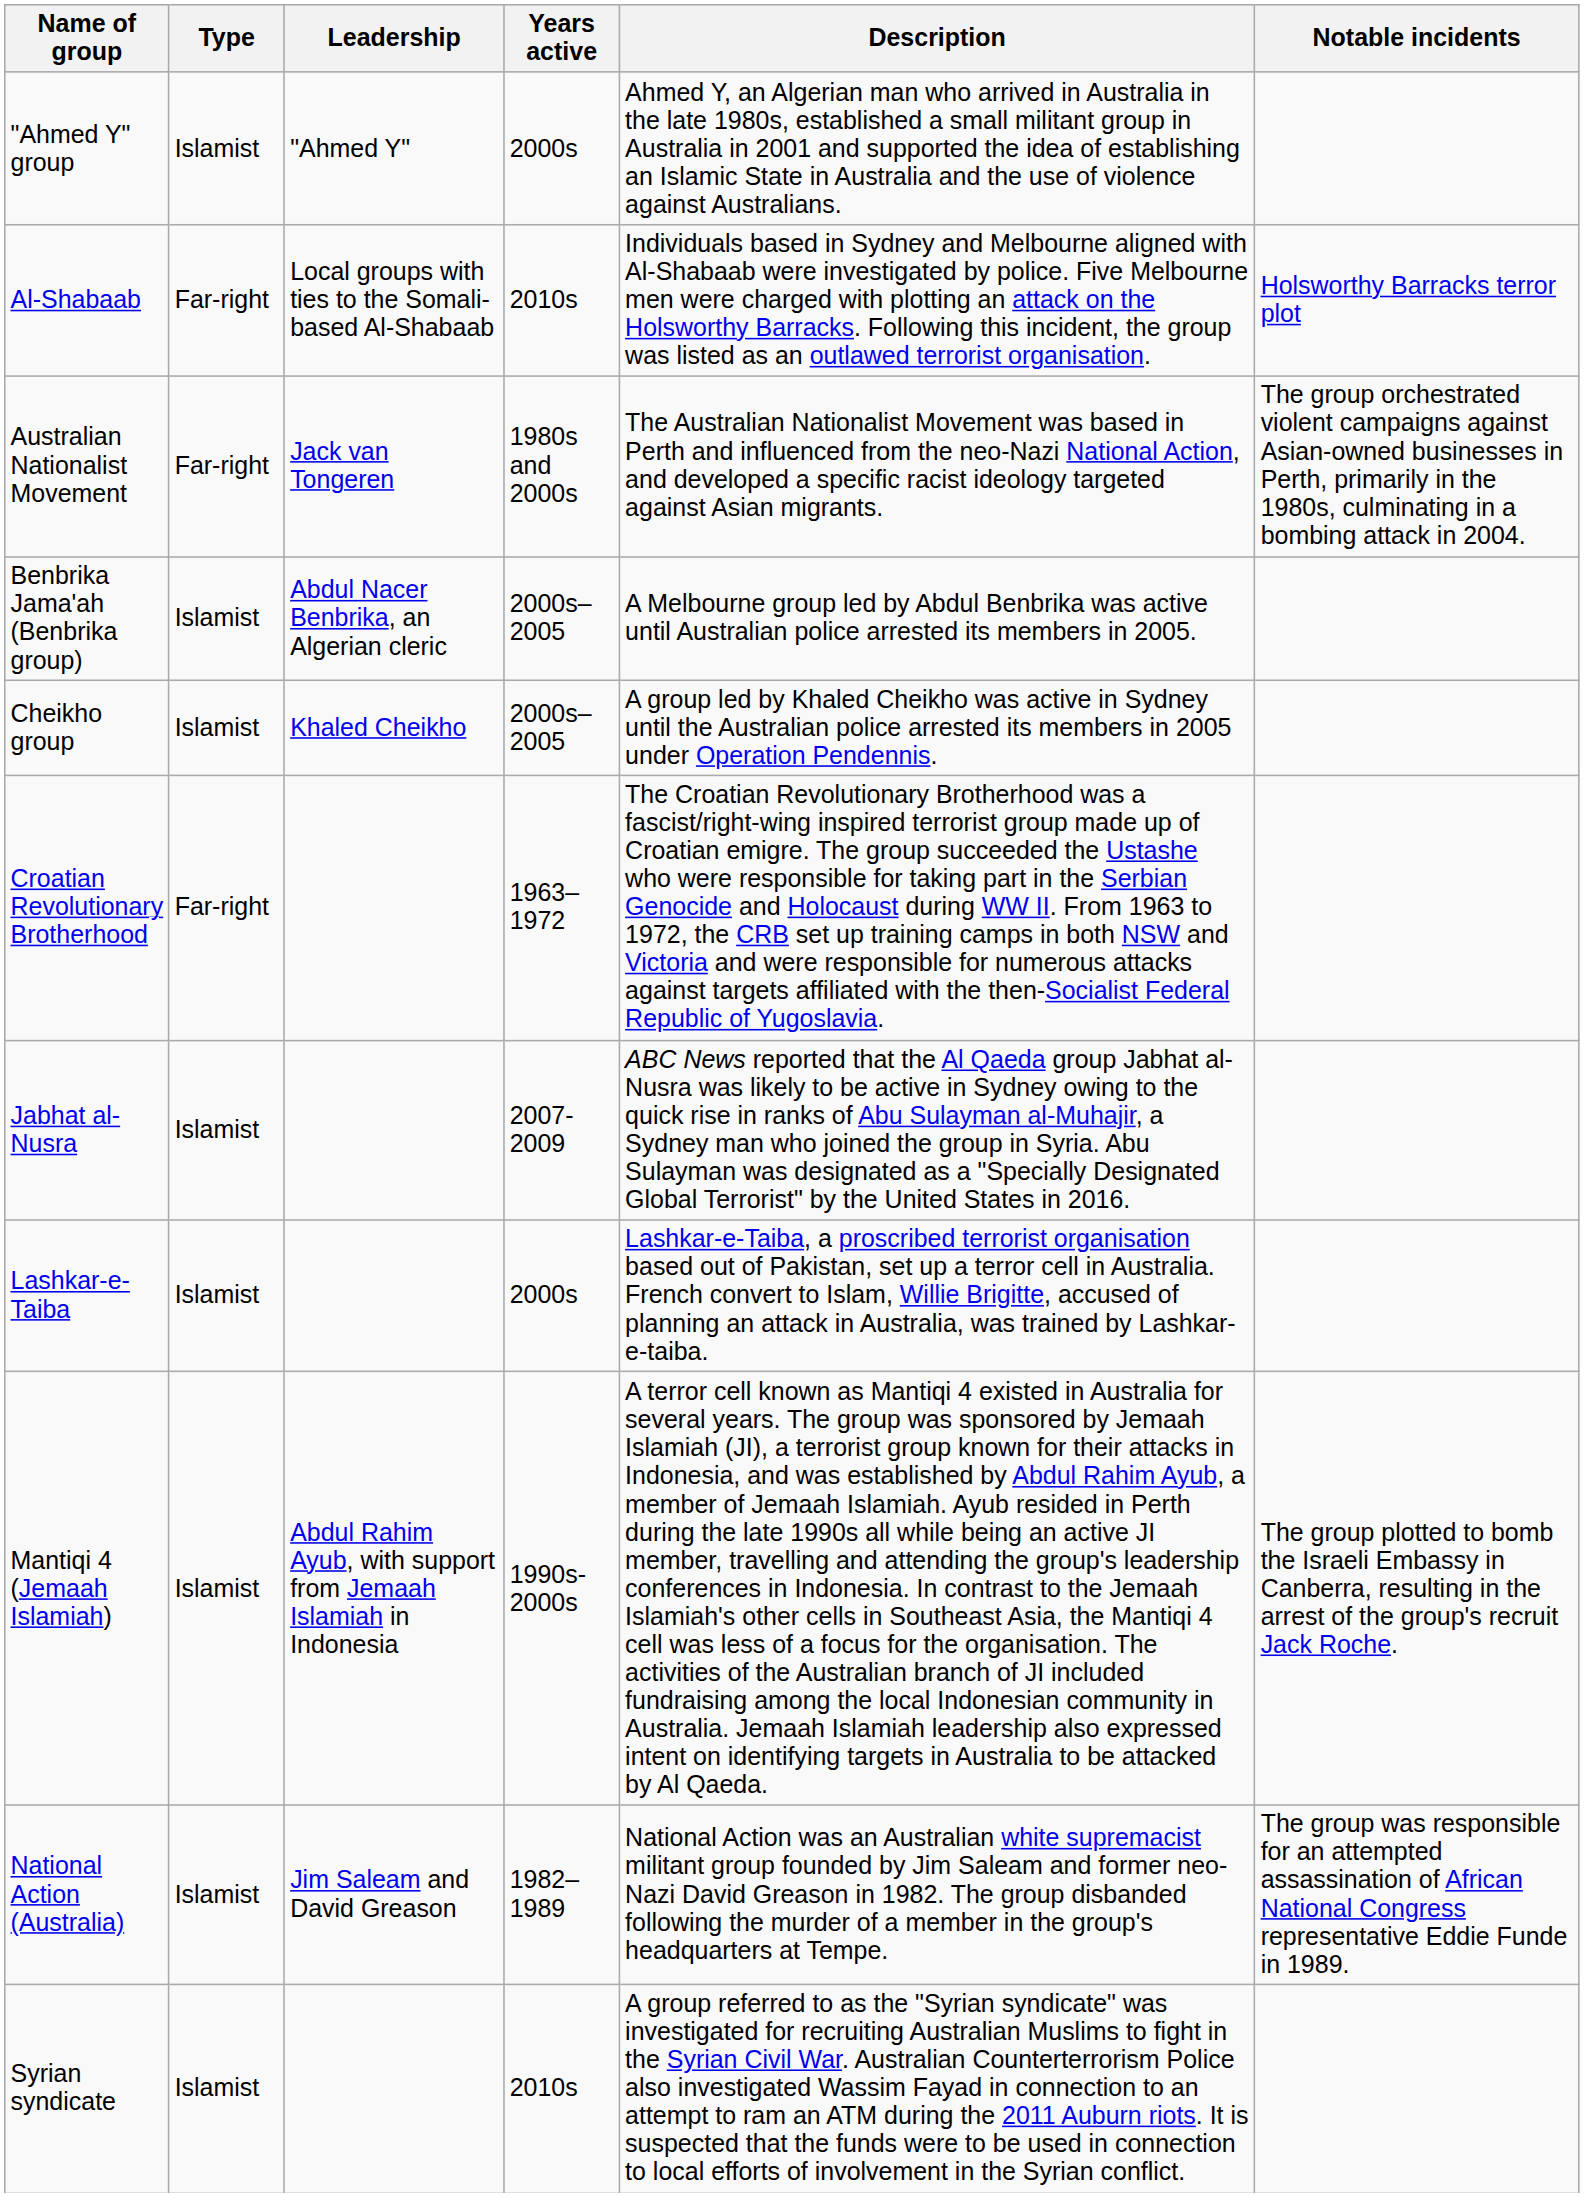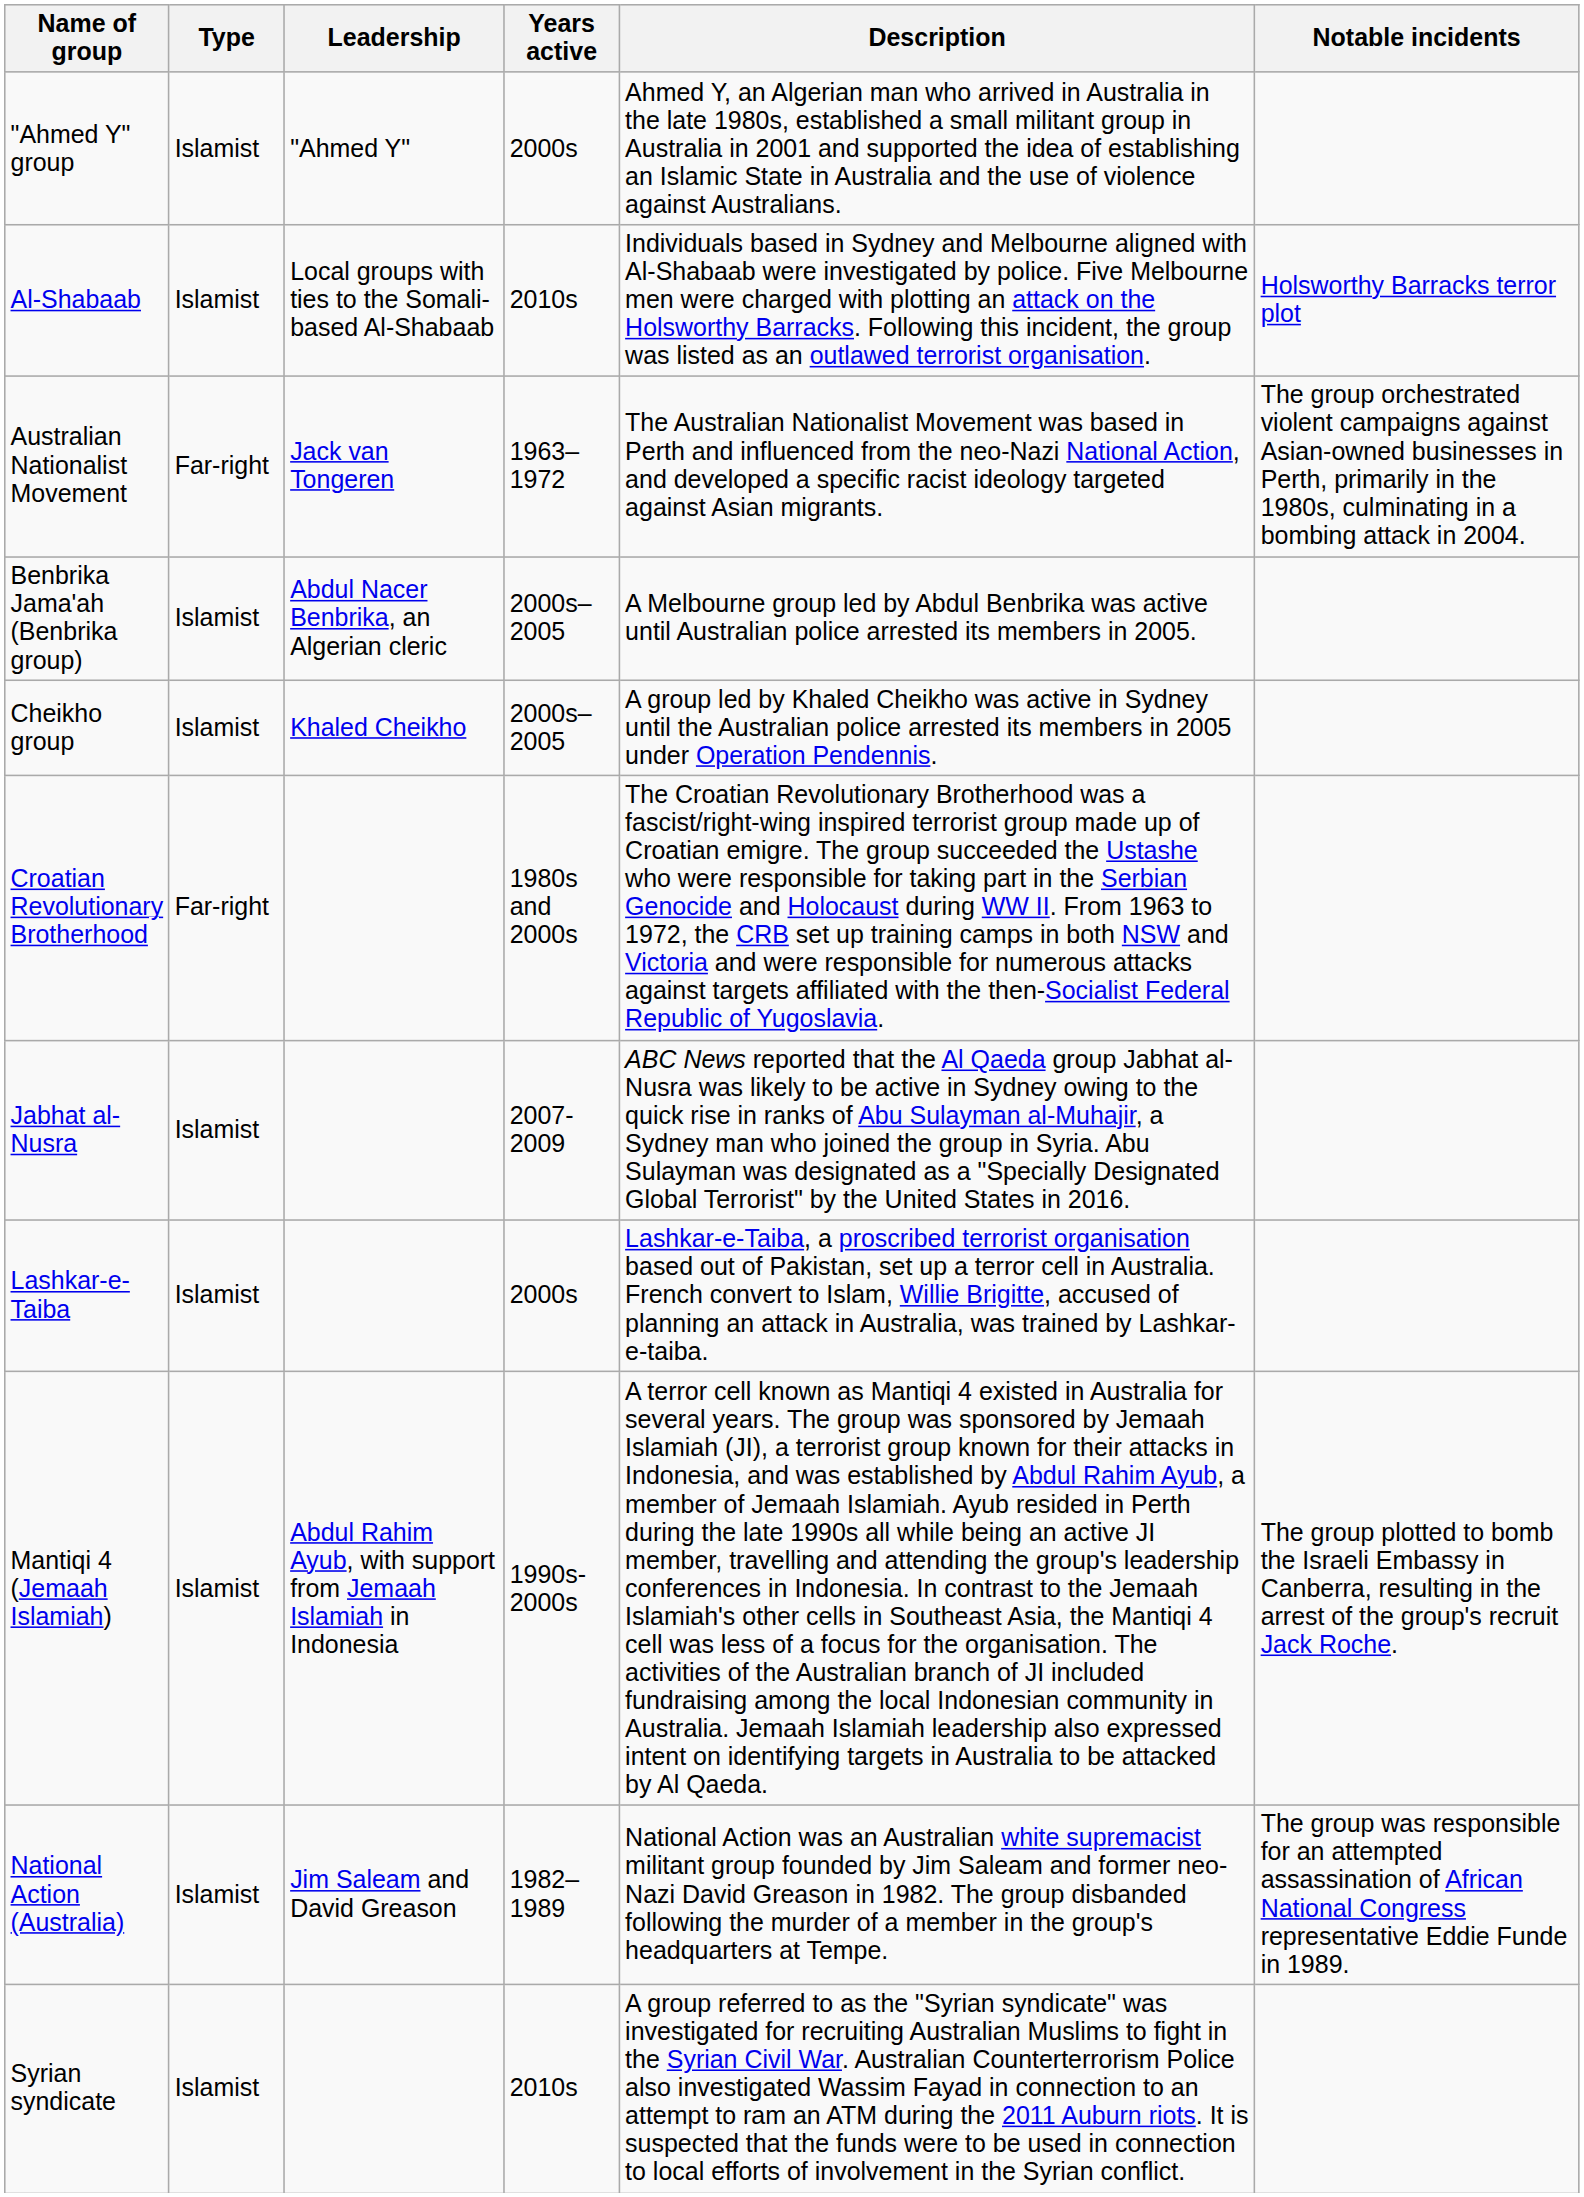(222, 300) Far-right -> (217, 300) Islamist
(544, 465) 1980s and 2000s -> (544, 465) 1963–1972
(544, 907) 1963–1972 -> (544, 907) 1980s and 2000s
